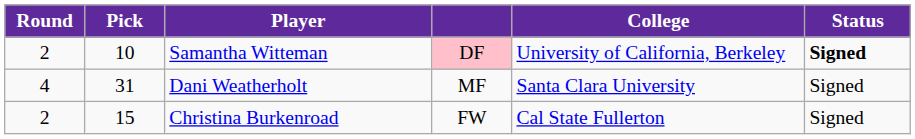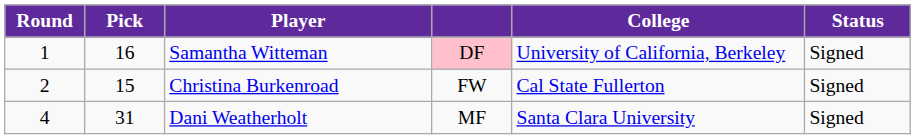(45, 53) 2 -> (45, 53) 1
(125, 53) 10 -> (125, 53) 16
(838, 53) bold -> (837, 53) normal
rows swapped: (254, 117) <-> (238, 85)
